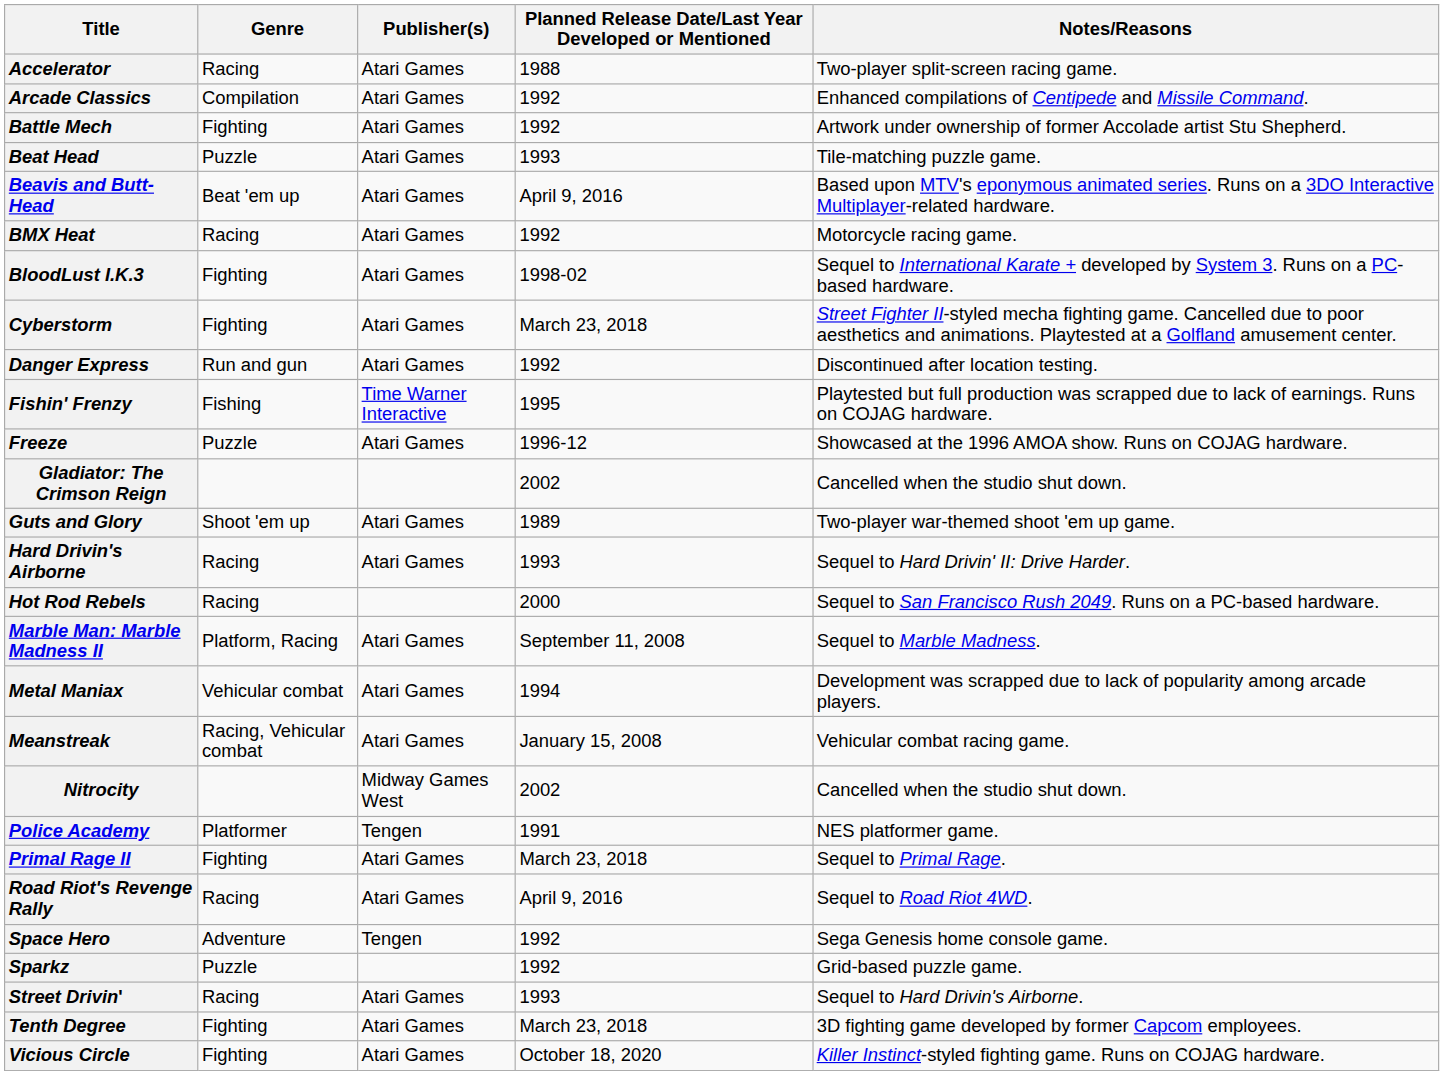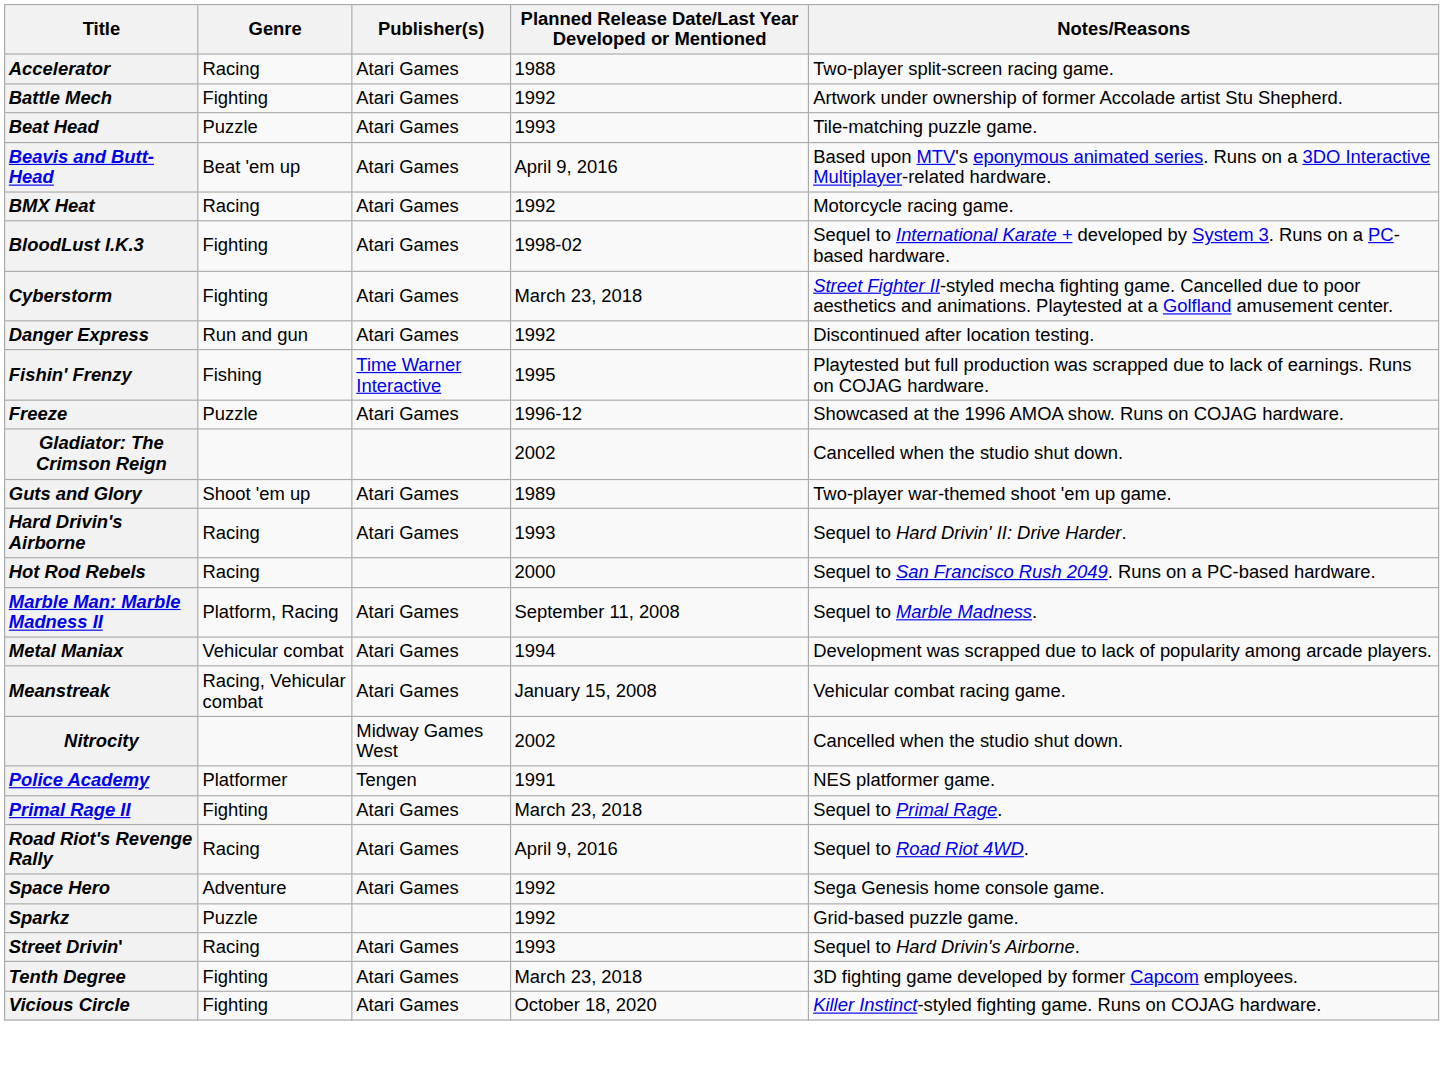- row: (80, 98)
(392, 938) Tengen -> (407, 888) Atari Games
